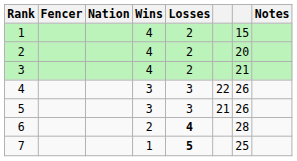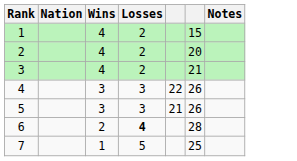- column: (61, 14)
(189, 146) bold -> (142, 146) normal
